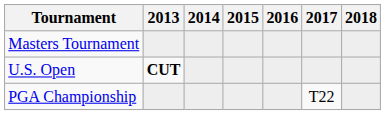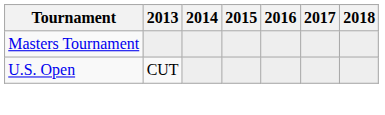(164, 70) bold -> (163, 70) normal
- row: (72, 96)
